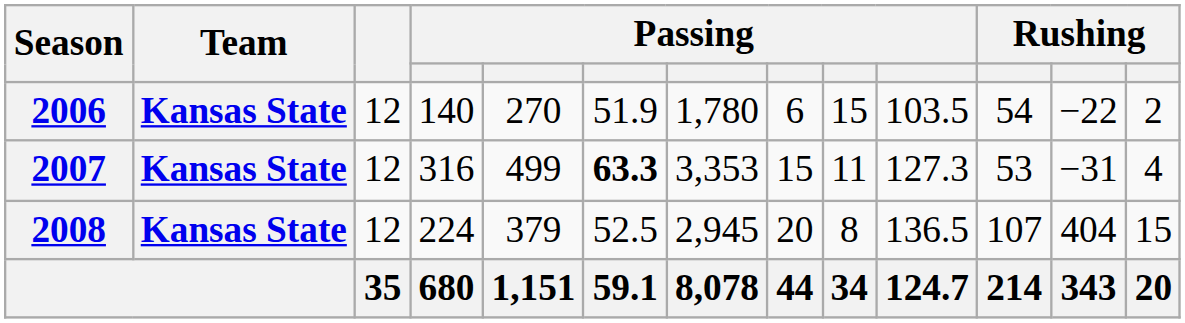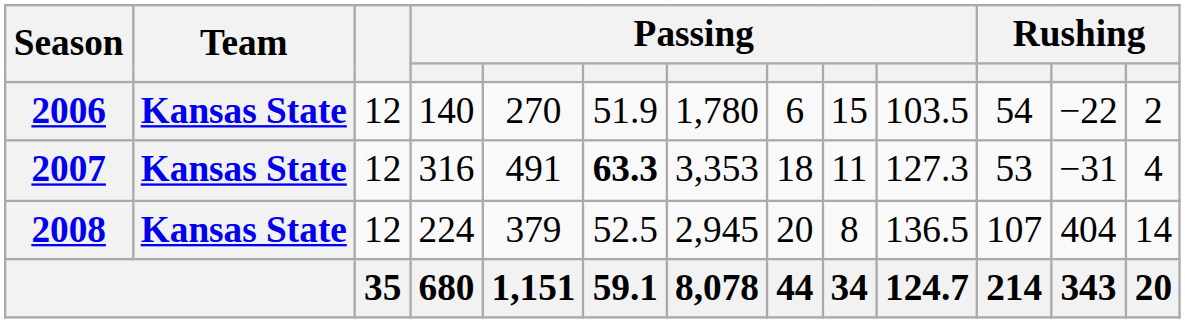(534, 169) 499 -> (534, 169) 491
(795, 169) 15 -> (795, 169) 18
(1153, 228) 15 -> (1153, 228) 14
